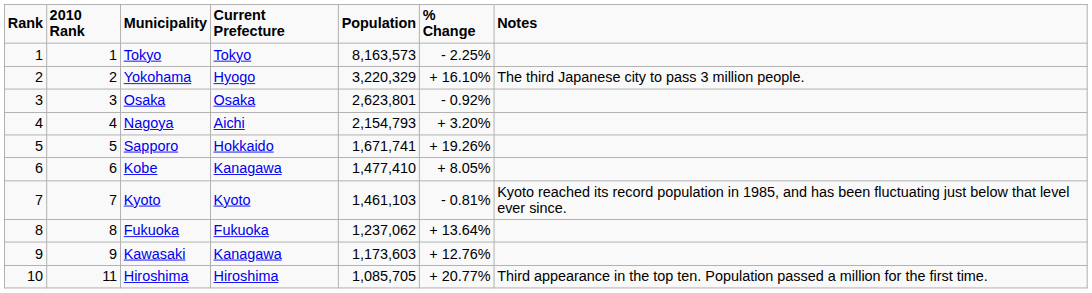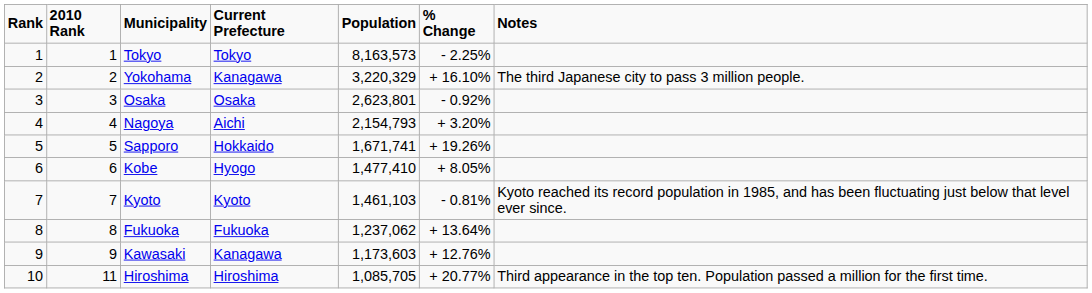(234, 77) Hyogo -> (248, 77) Kanagawa
(248, 169) Kanagawa -> (234, 169) Hyogo
